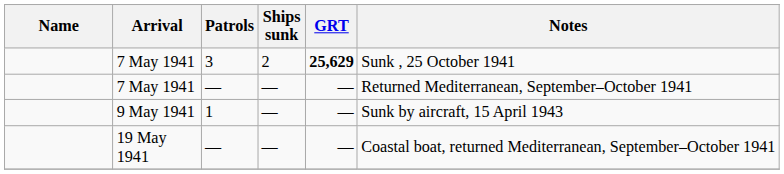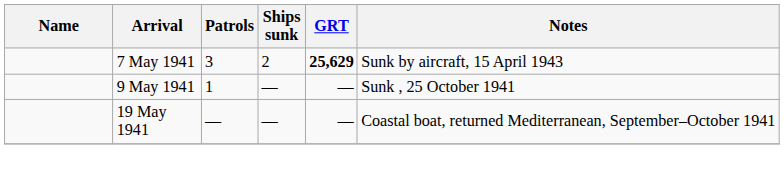(438, 61) Sunk , 25 October 1941 -> (462, 61) Sunk by aircraft, 15 April 1943
- row: (156, 86)
(462, 112) Sunk by aircraft, 15 April 1943 -> (438, 86) Sunk , 25 October 1941
